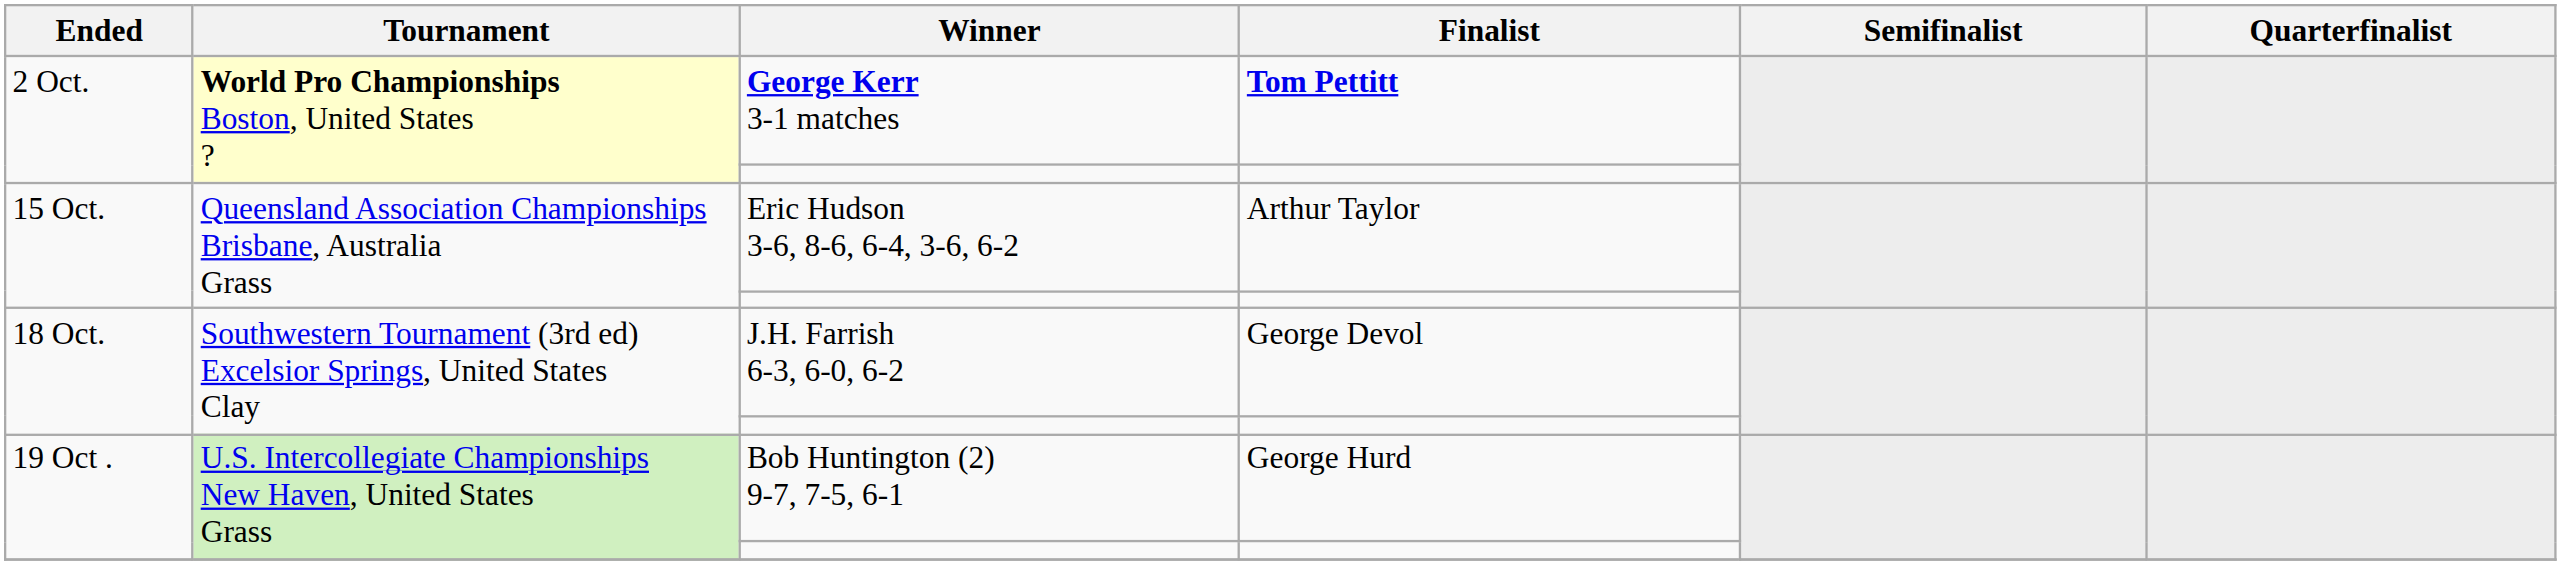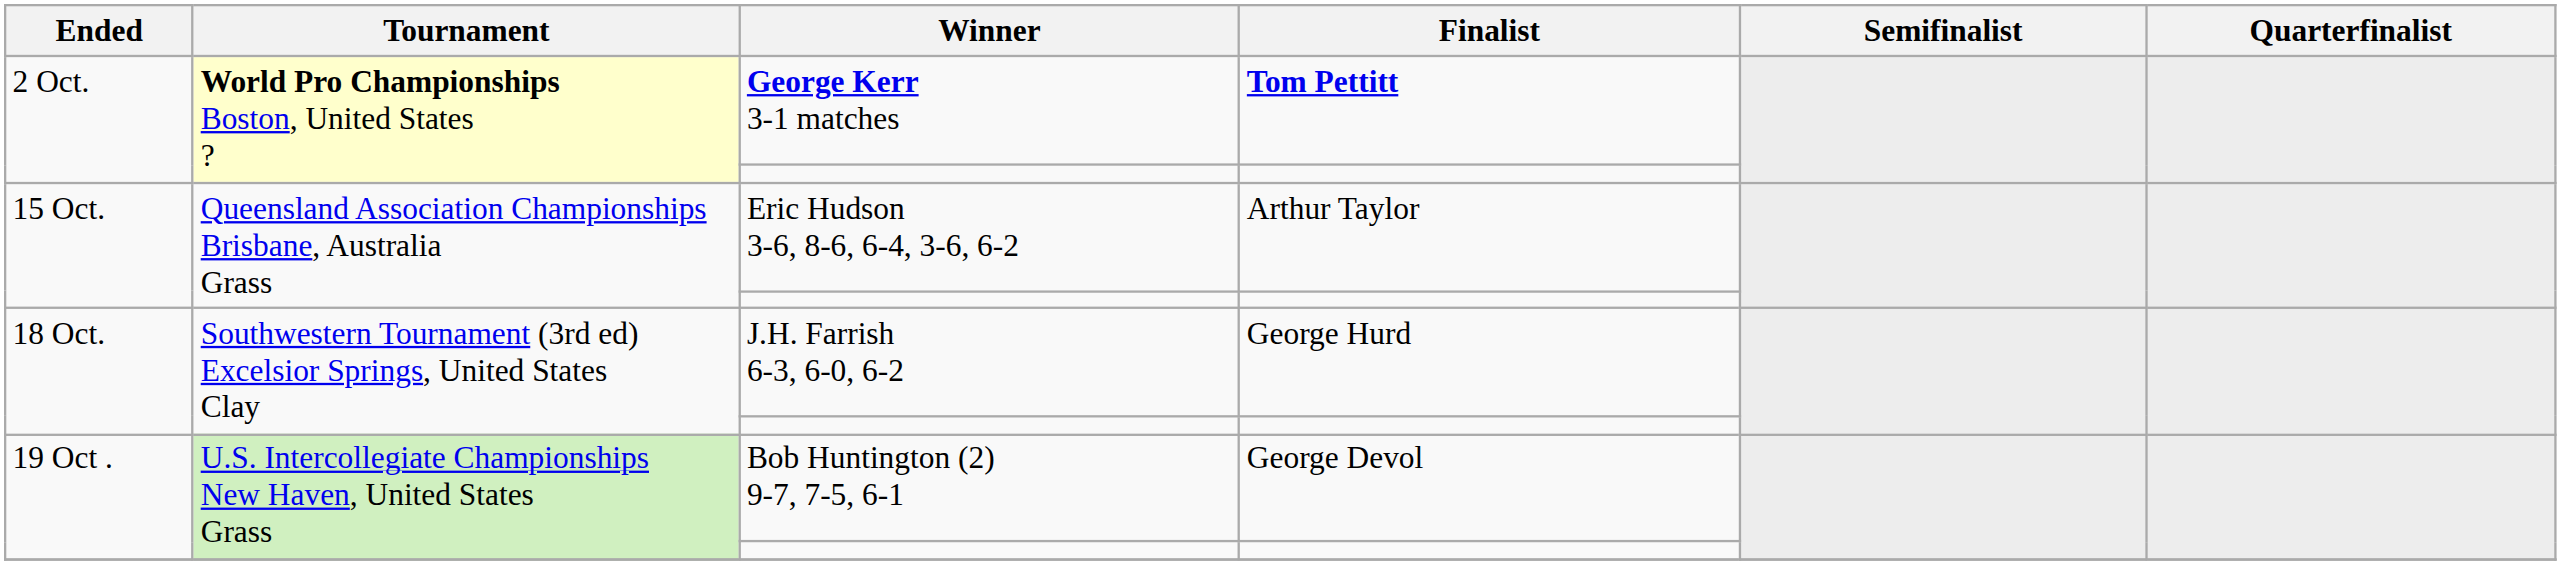(1335, 333) George Devol -> (1329, 333) George Hurd
(1329, 459) George Hurd -> (1335, 459) George Devol
